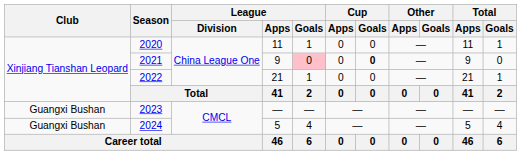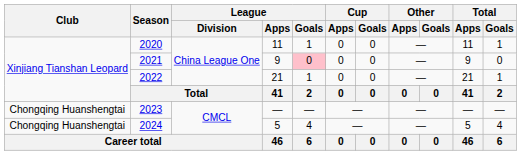(373, 61) bold -> (373, 61) normal
(67, 110) Guangxi Bushan -> (67, 110) Chongqing Huanshengtai
(67, 126) Guangxi Bushan -> (67, 126) Chongqing Huanshengtai
